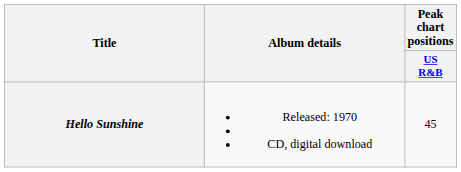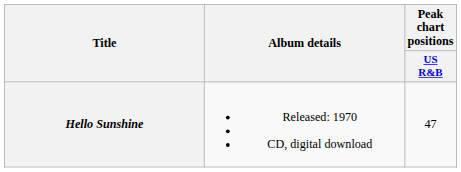(430, 124) 45 -> (430, 124) 47
